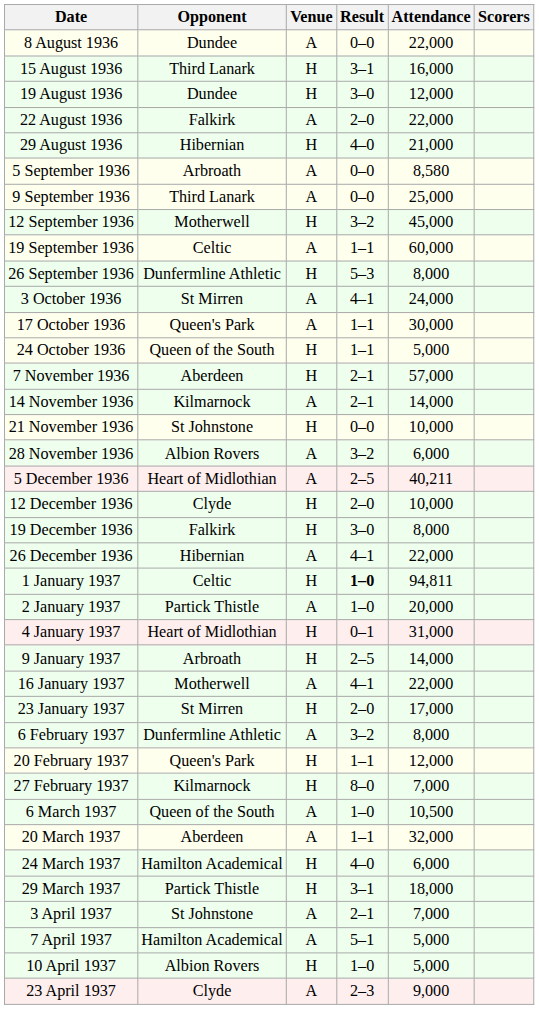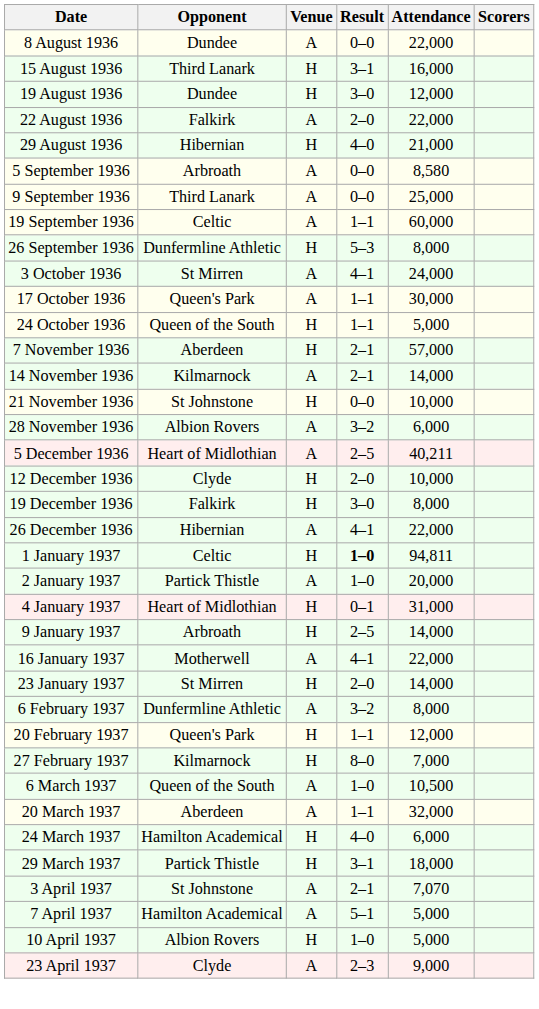- row: (71, 222)
(431, 709) 17,000 -> (431, 683) 14,000
(431, 914) 7,000 -> (431, 888) 7,070
